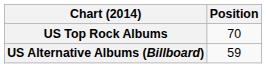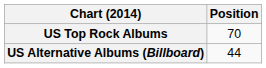(234, 53) 59 -> (234, 53) 44
